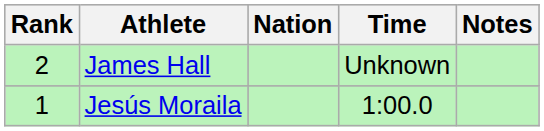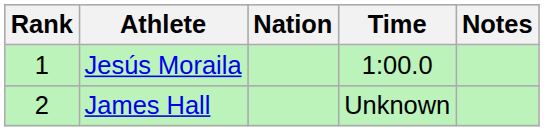rows swapped: (163, 105) <-> (148, 65)
